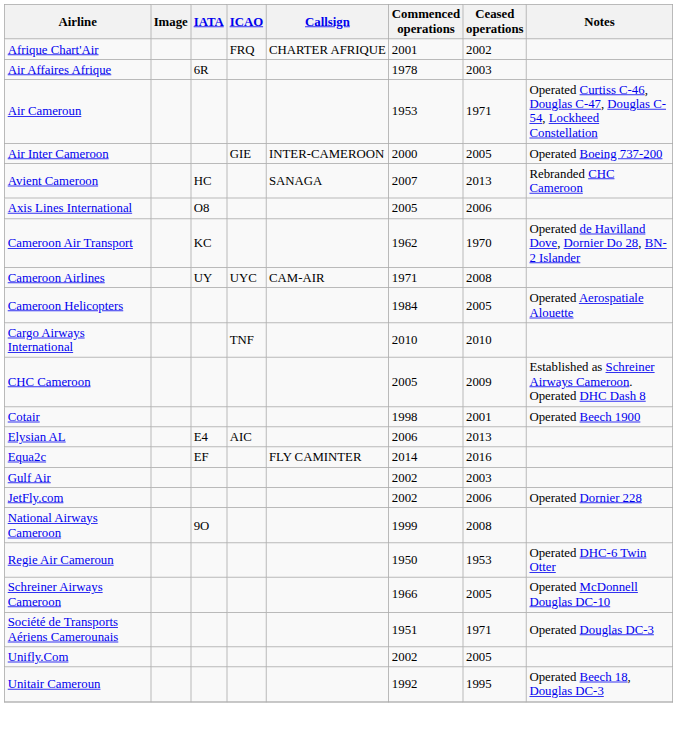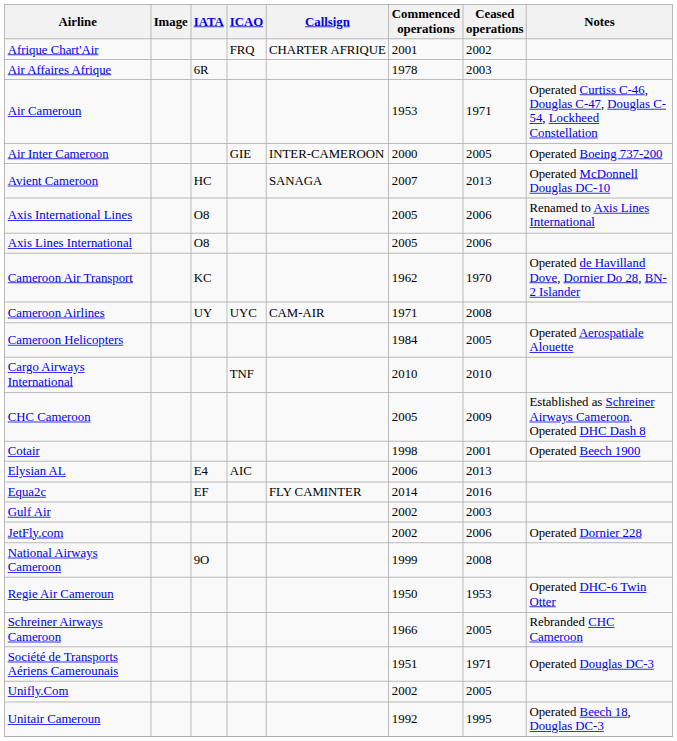(572, 180) Rebranded CHC Cameroon -> (584, 180) Operated McDonnell Douglas DC-10
+ row: (70, 215)
(584, 594) Operated McDonnell Douglas DC-10 -> (572, 629) Rebranded CHC Cameroon
